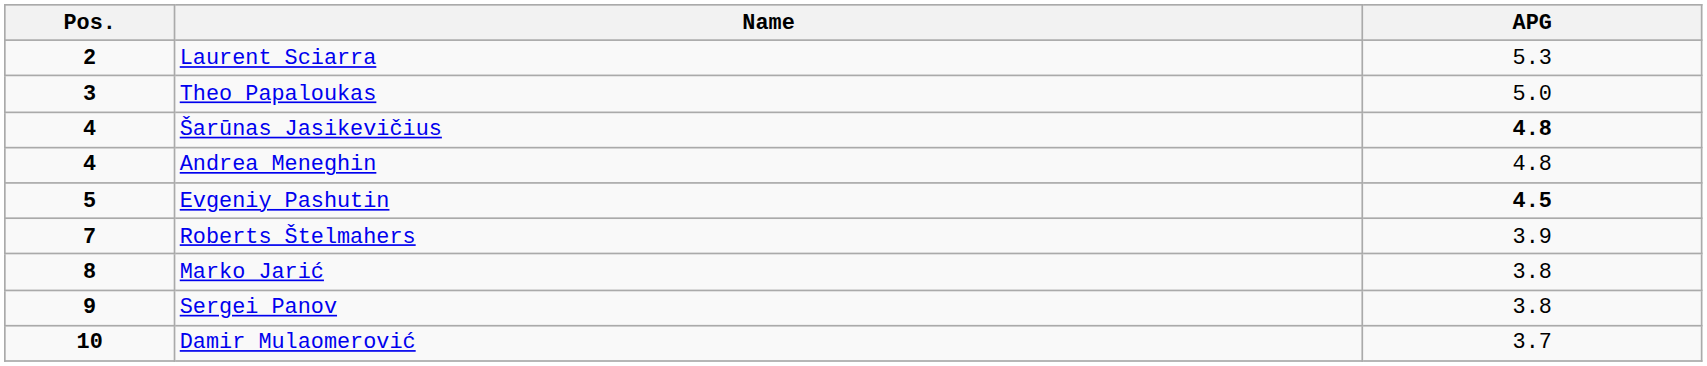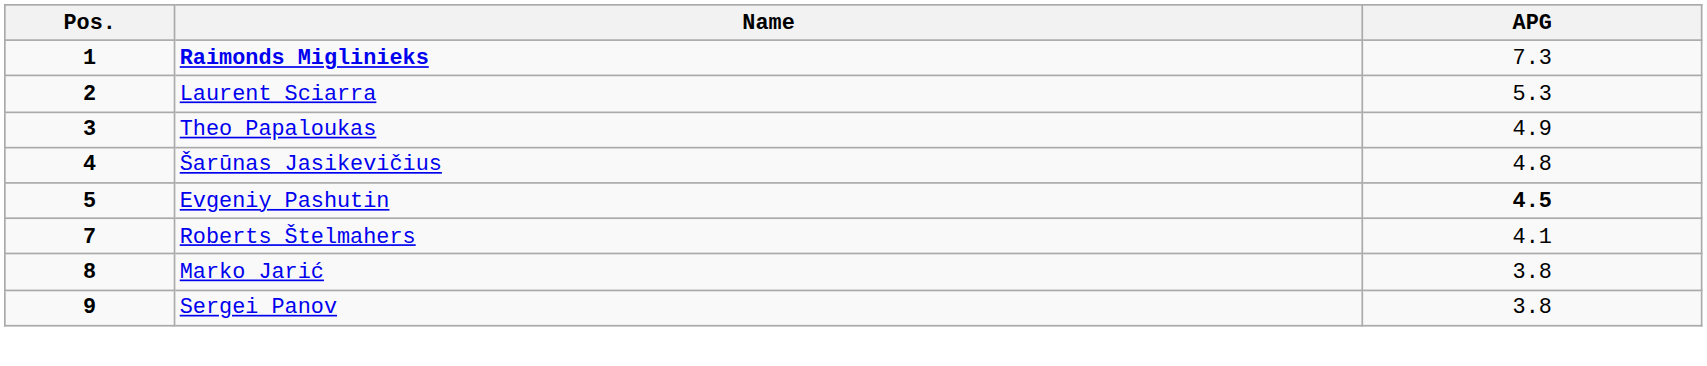+ row: (304, 58)
(1532, 94) 5.0 -> (1532, 129) 4.9
(1532, 129) bold -> (1532, 165) normal
- row: (278, 165)
(1532, 236) 3.9 -> (1532, 236) 4.1
- row: (298, 343)
